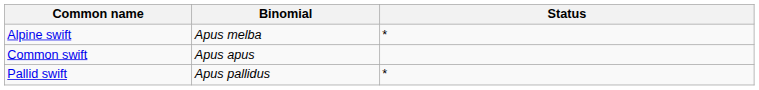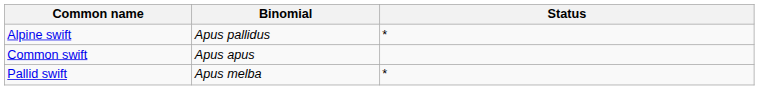(228, 34) Apus melba -> (232, 34) Apus pallidus
(232, 74) Apus pallidus -> (228, 74) Apus melba
